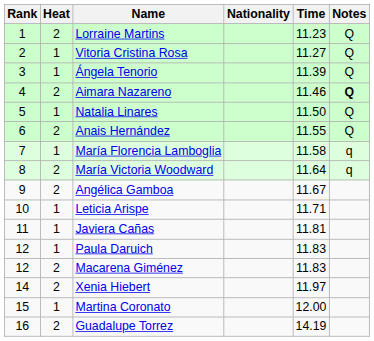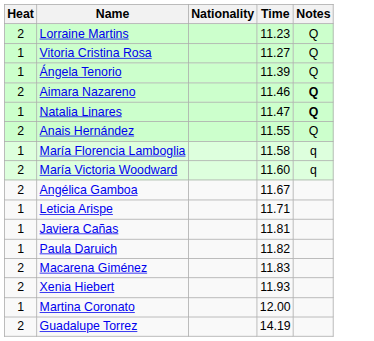- column: (22, 14)
(311, 111) 11.50 -> (275, 111) 11.47
(349, 111) normal -> (313, 111) bold
(311, 170) 11.64 -> (275, 170) 11.60
(311, 248) 11.83 -> (275, 248) 11.82
(311, 287) 11.97 -> (275, 287) 11.93
